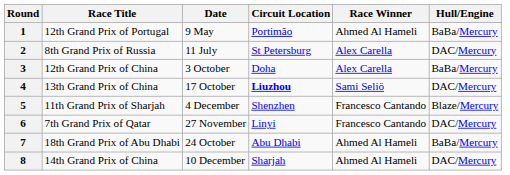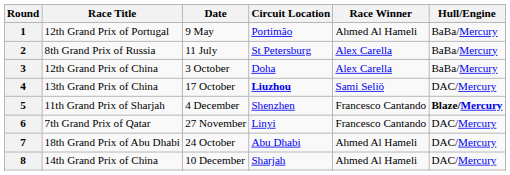(464, 50) DAC/Mercury -> (465, 50) BaBa/Mercury
(465, 105) normal -> (467, 105) bold
(465, 142) BaBa/Mercury -> (464, 142) DAC/Mercury
